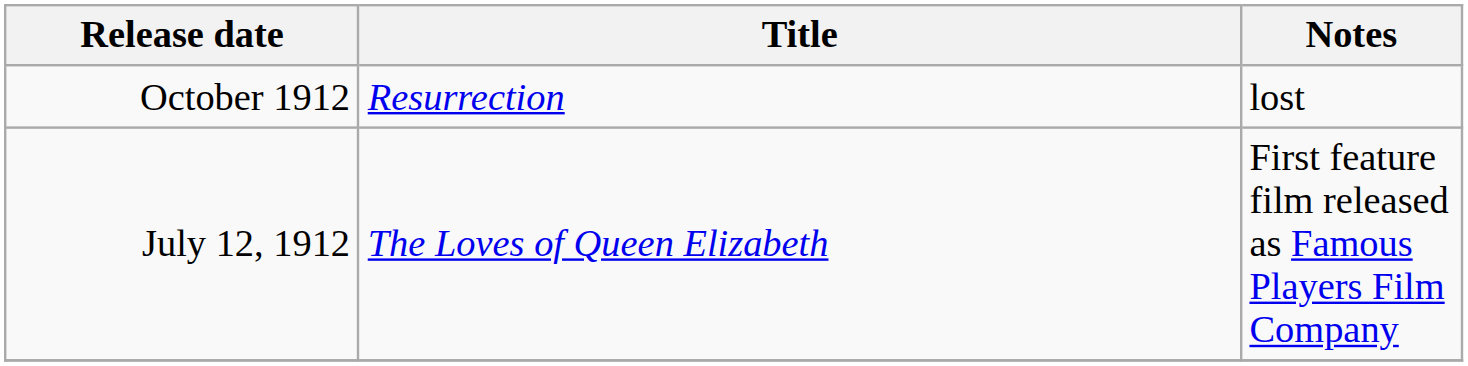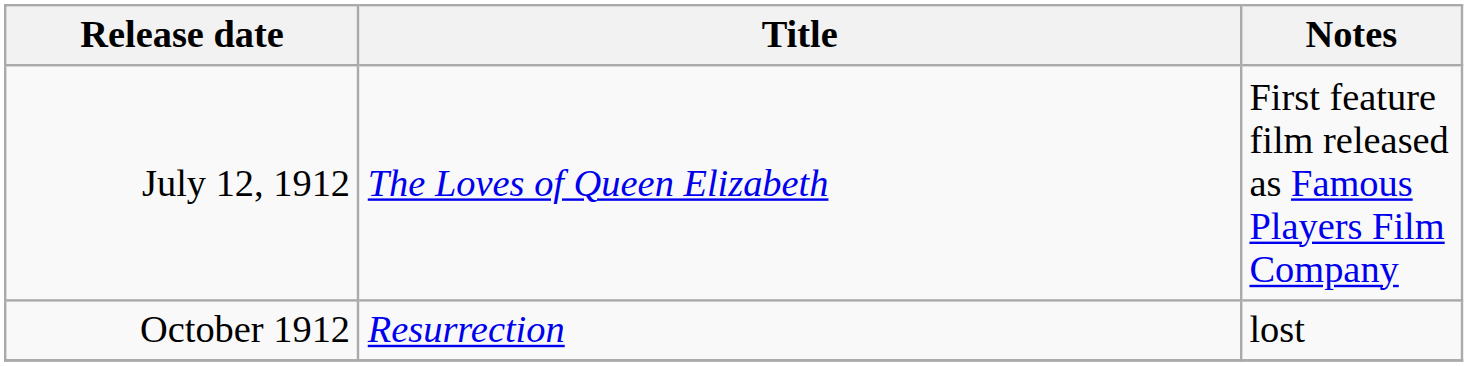rows swapped: (246, 243) <-> (245, 95)
